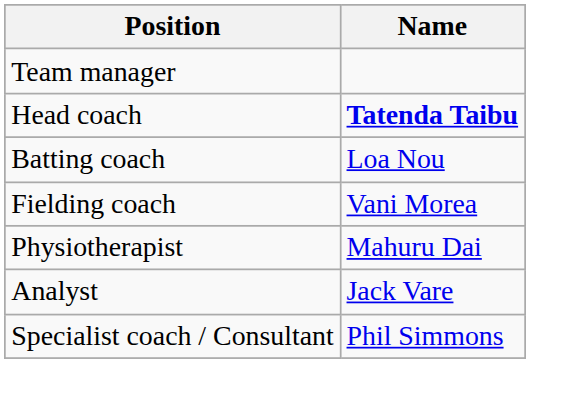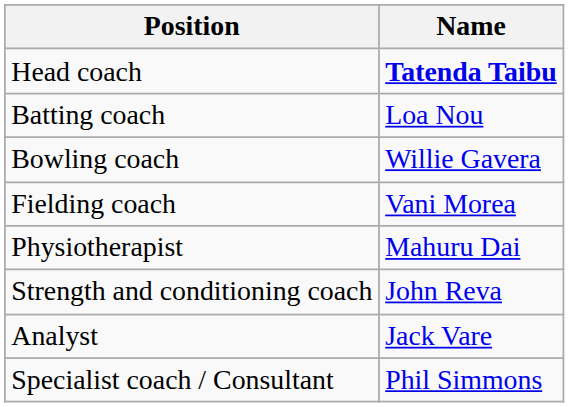- row: (93, 70)
+ row: (95, 159)
+ row: (192, 291)
